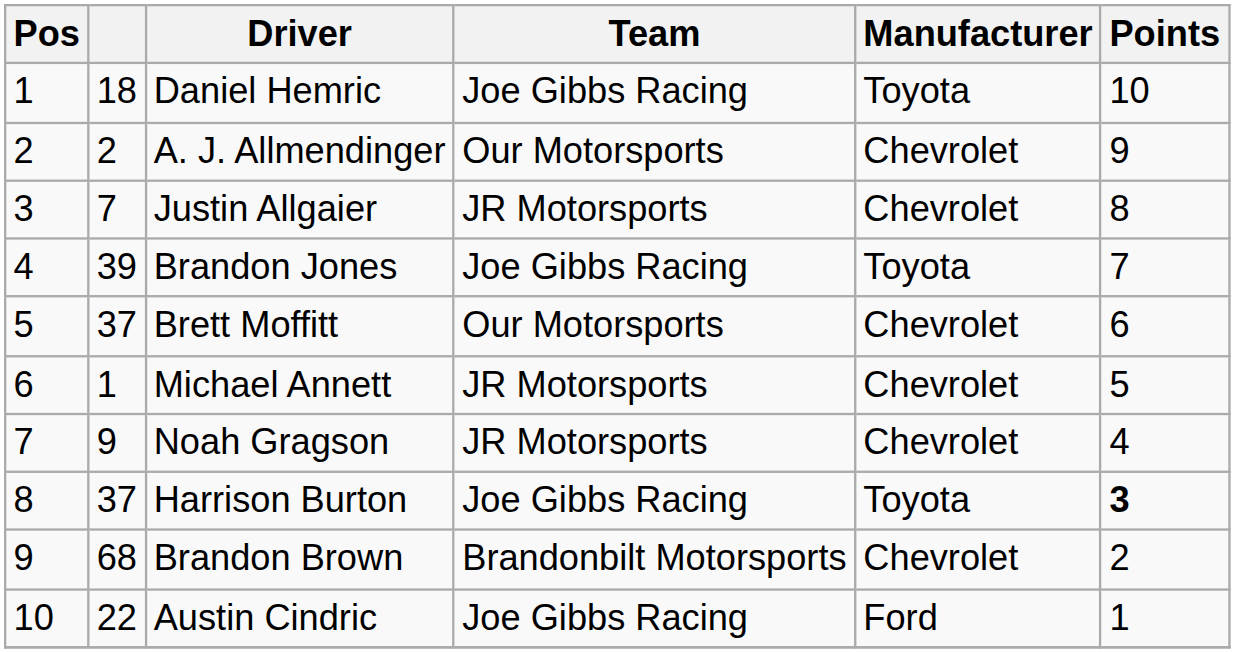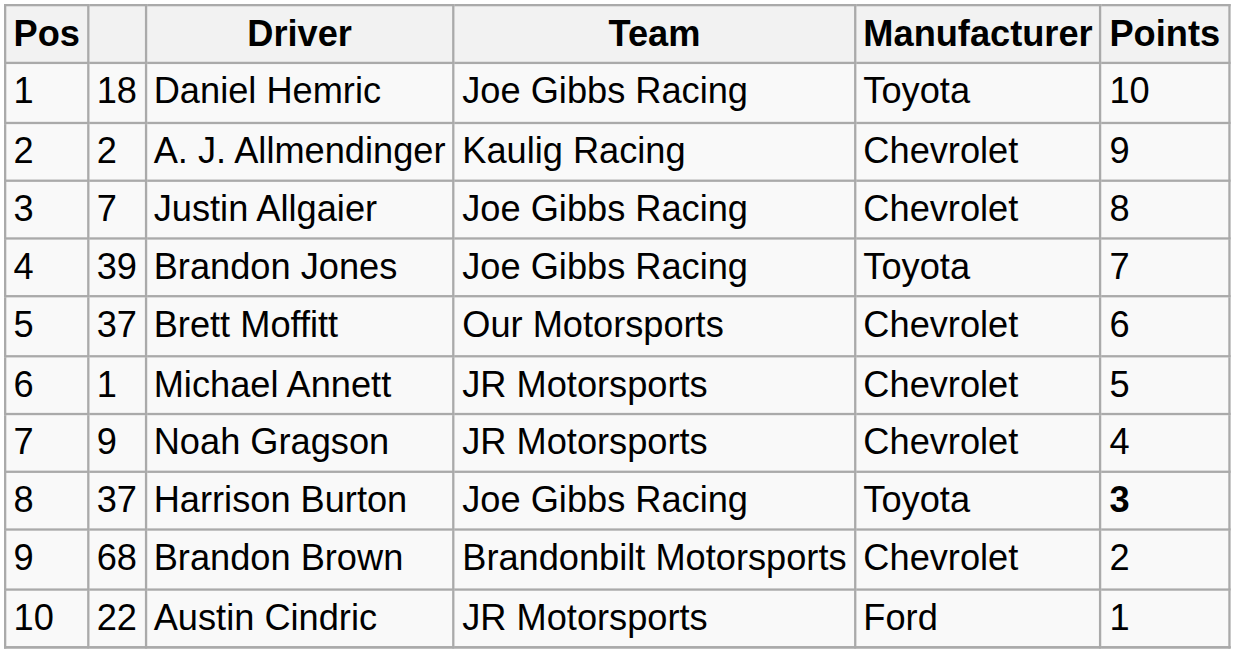(593, 149) Our Motorsports -> (574, 149) Kaulig Racing
(585, 208) JR Motorsports -> (605, 208) Joe Gibbs Racing
(605, 616) Joe Gibbs Racing -> (585, 616) JR Motorsports
